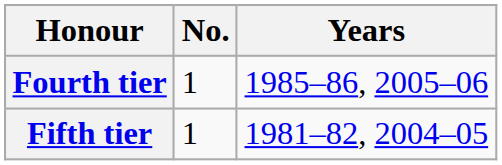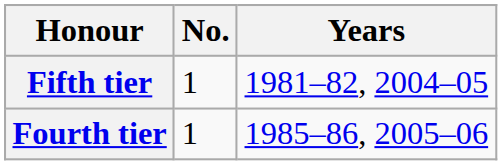rows swapped: (90, 81) <-> (90, 133)
